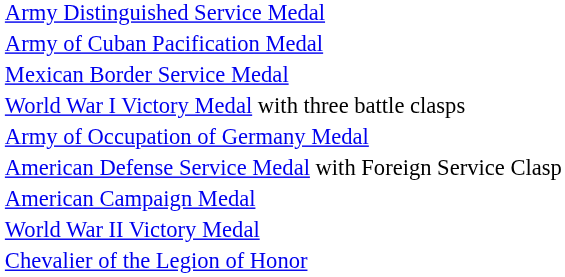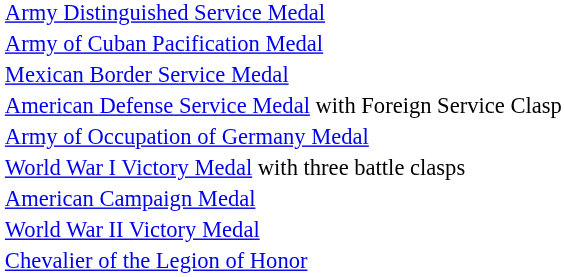rows swapped: (235, 105) <-> (283, 167)
